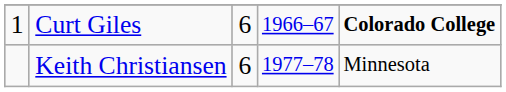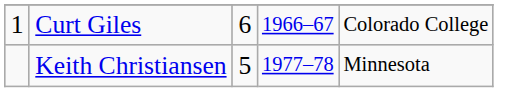(419, 24) bold -> (416, 24) normal
(245, 65) 6 -> (245, 65) 5
